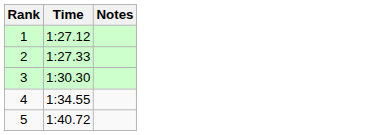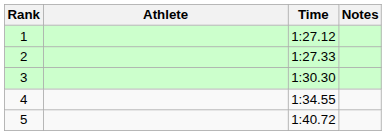+ column: (166, 15)
